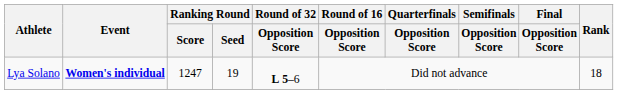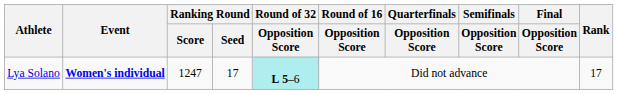(233, 73) 19 -> (233, 73) 17
(286, 80) no background -> (286, 80) paleturquoise background
(596, 73) 18 -> (596, 73) 17
